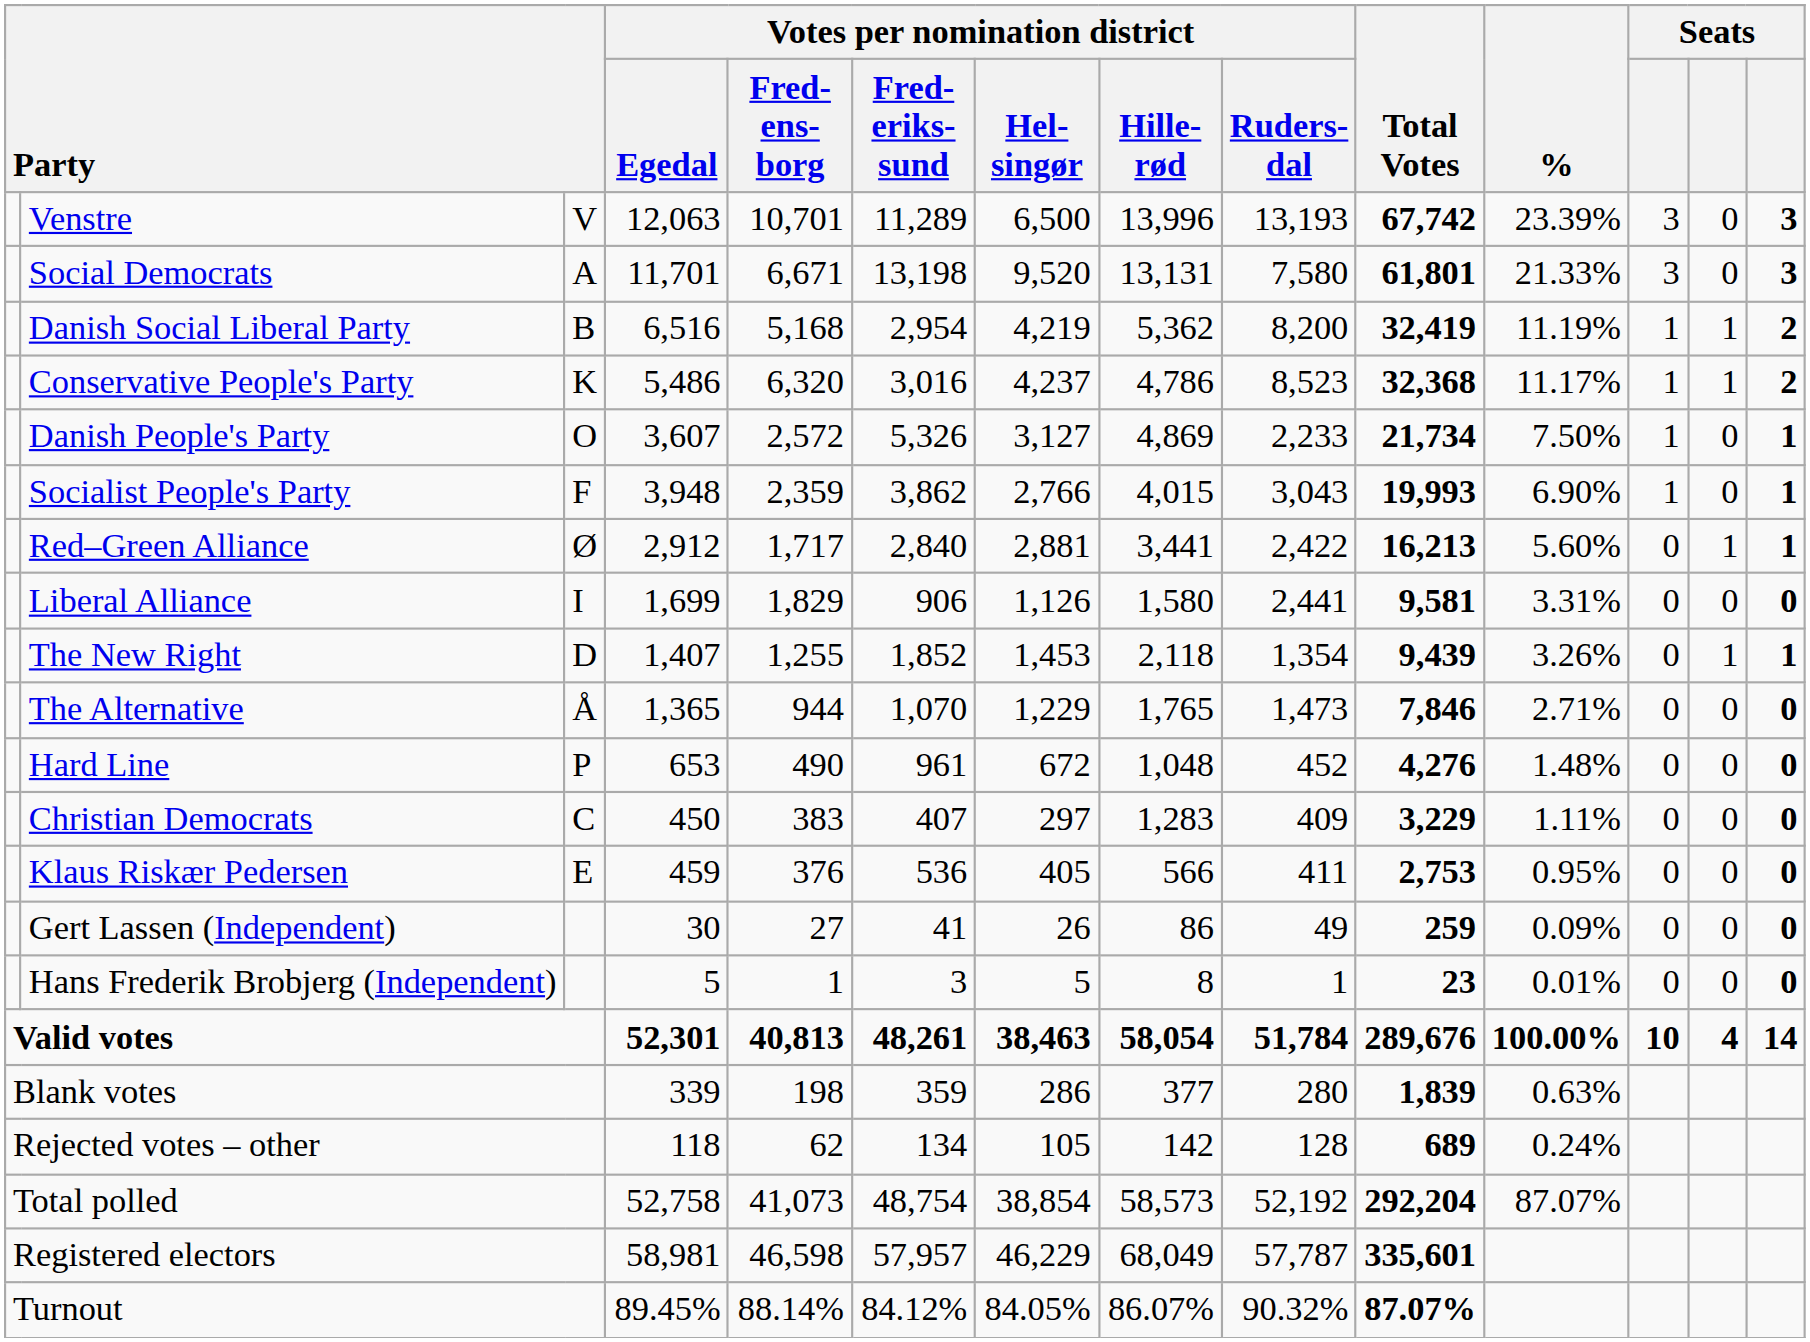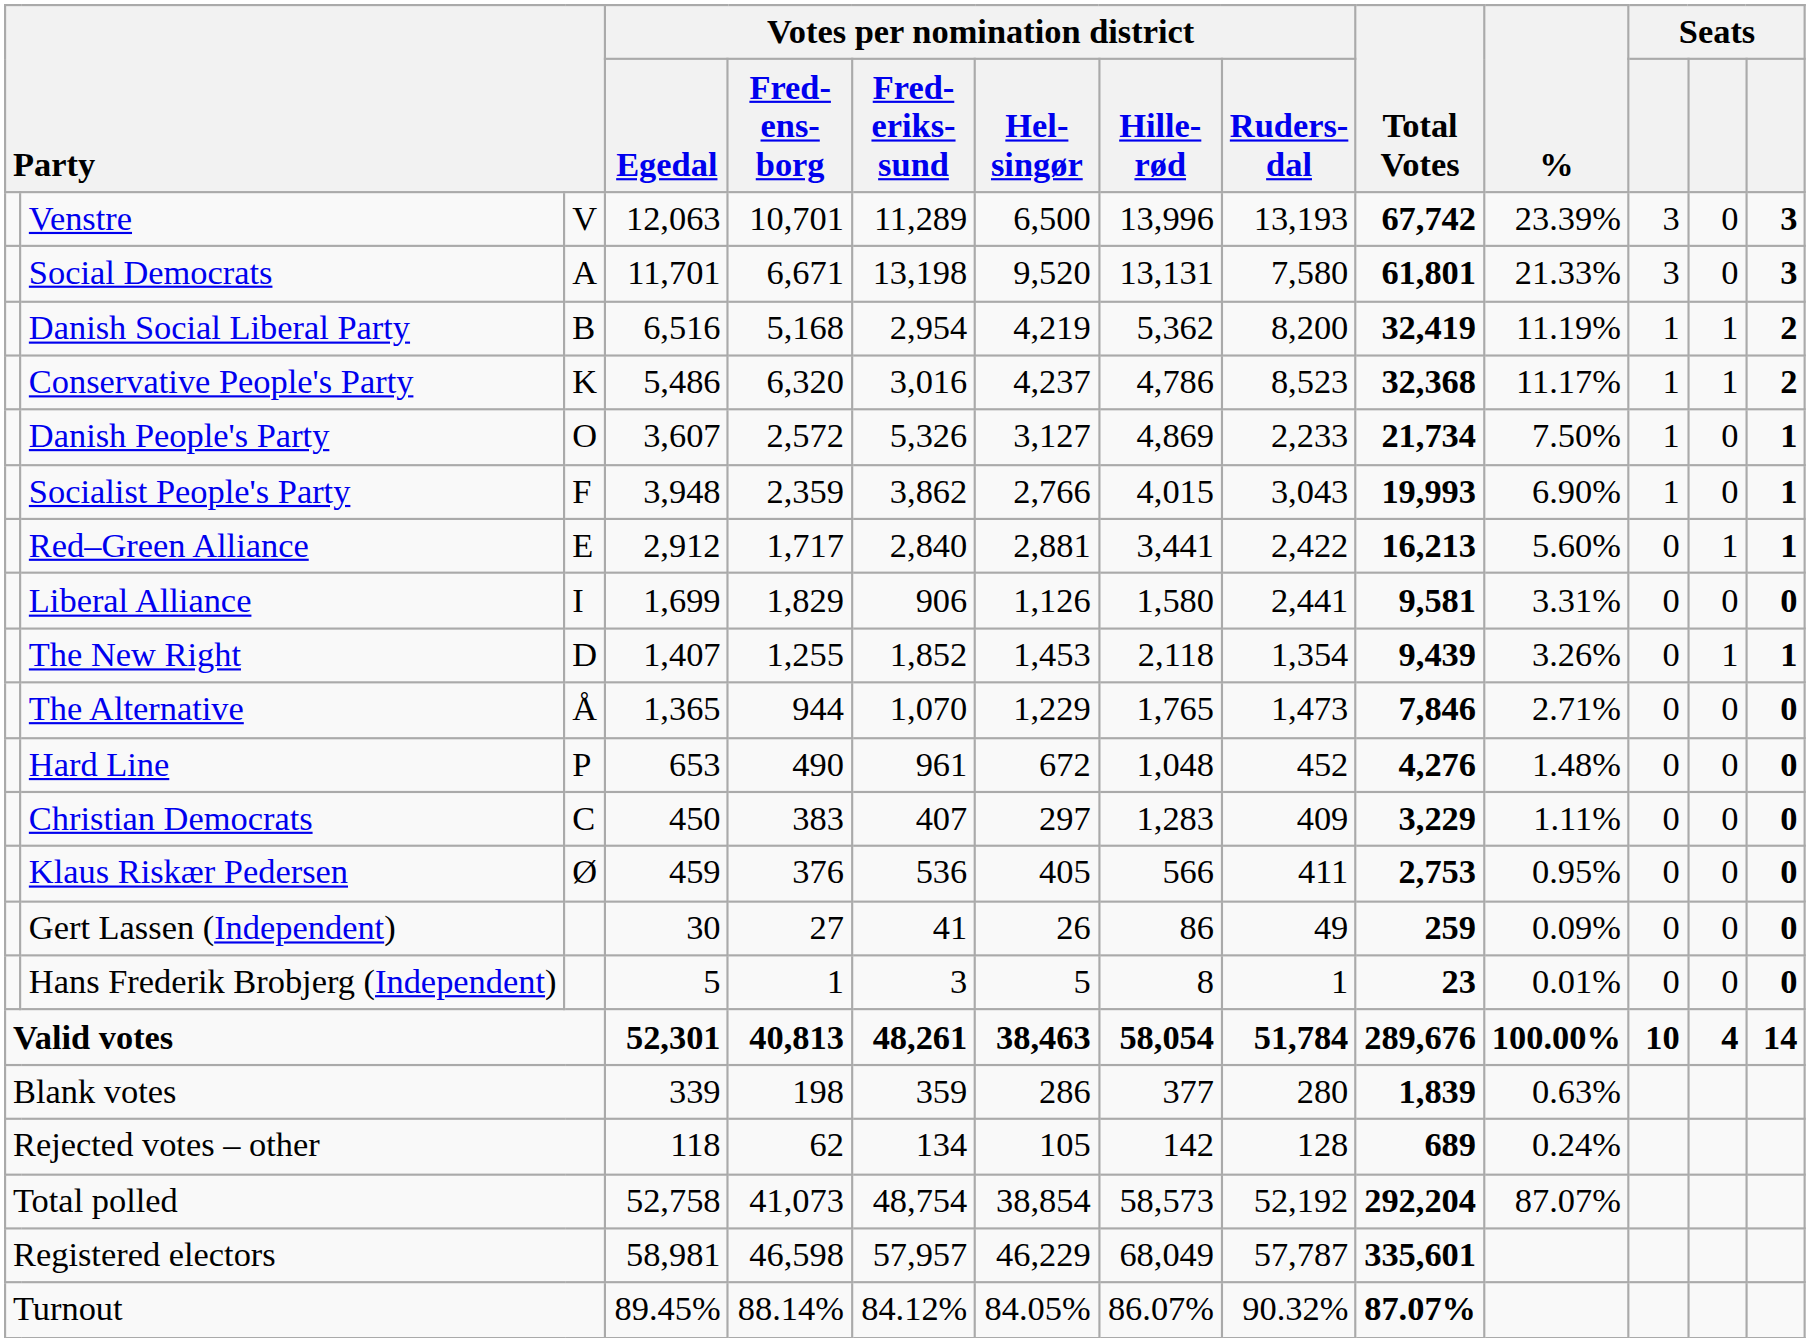(585, 545) Ø -> (583, 545) E
(583, 872) E -> (585, 872) Ø
